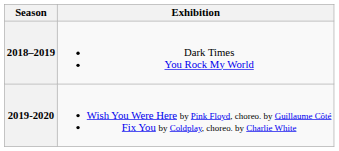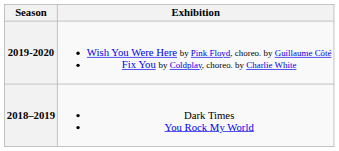rows swapped: (31, 52) <-> (31, 115)
